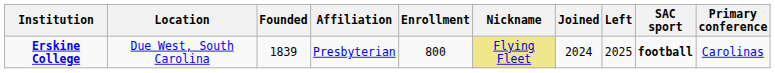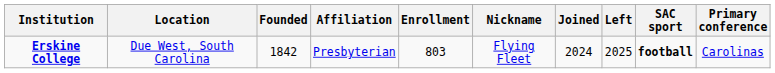(283, 52) 1839 -> (283, 52) 1842
(436, 52) 800 -> (436, 52) 803
(514, 52) khaki background -> (514, 52) no background
